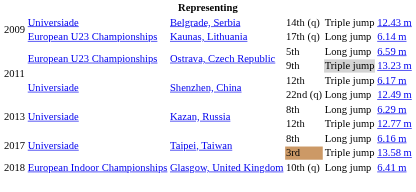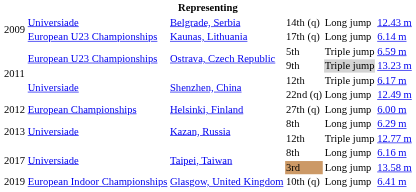(350, 22) Triple jump -> (348, 22) Long jump
(348, 51) Long jump -> (350, 51) Triple jump
+ row: (207, 109)
(350, 153) Triple jump -> (348, 167) Long jump
(15, 167) 2018 -> (15, 182) 2019
